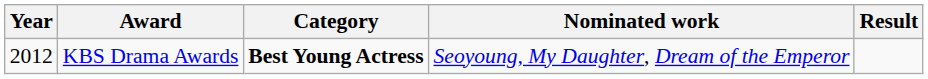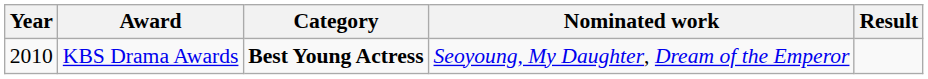(31, 55) 2012 -> (31, 55) 2010
